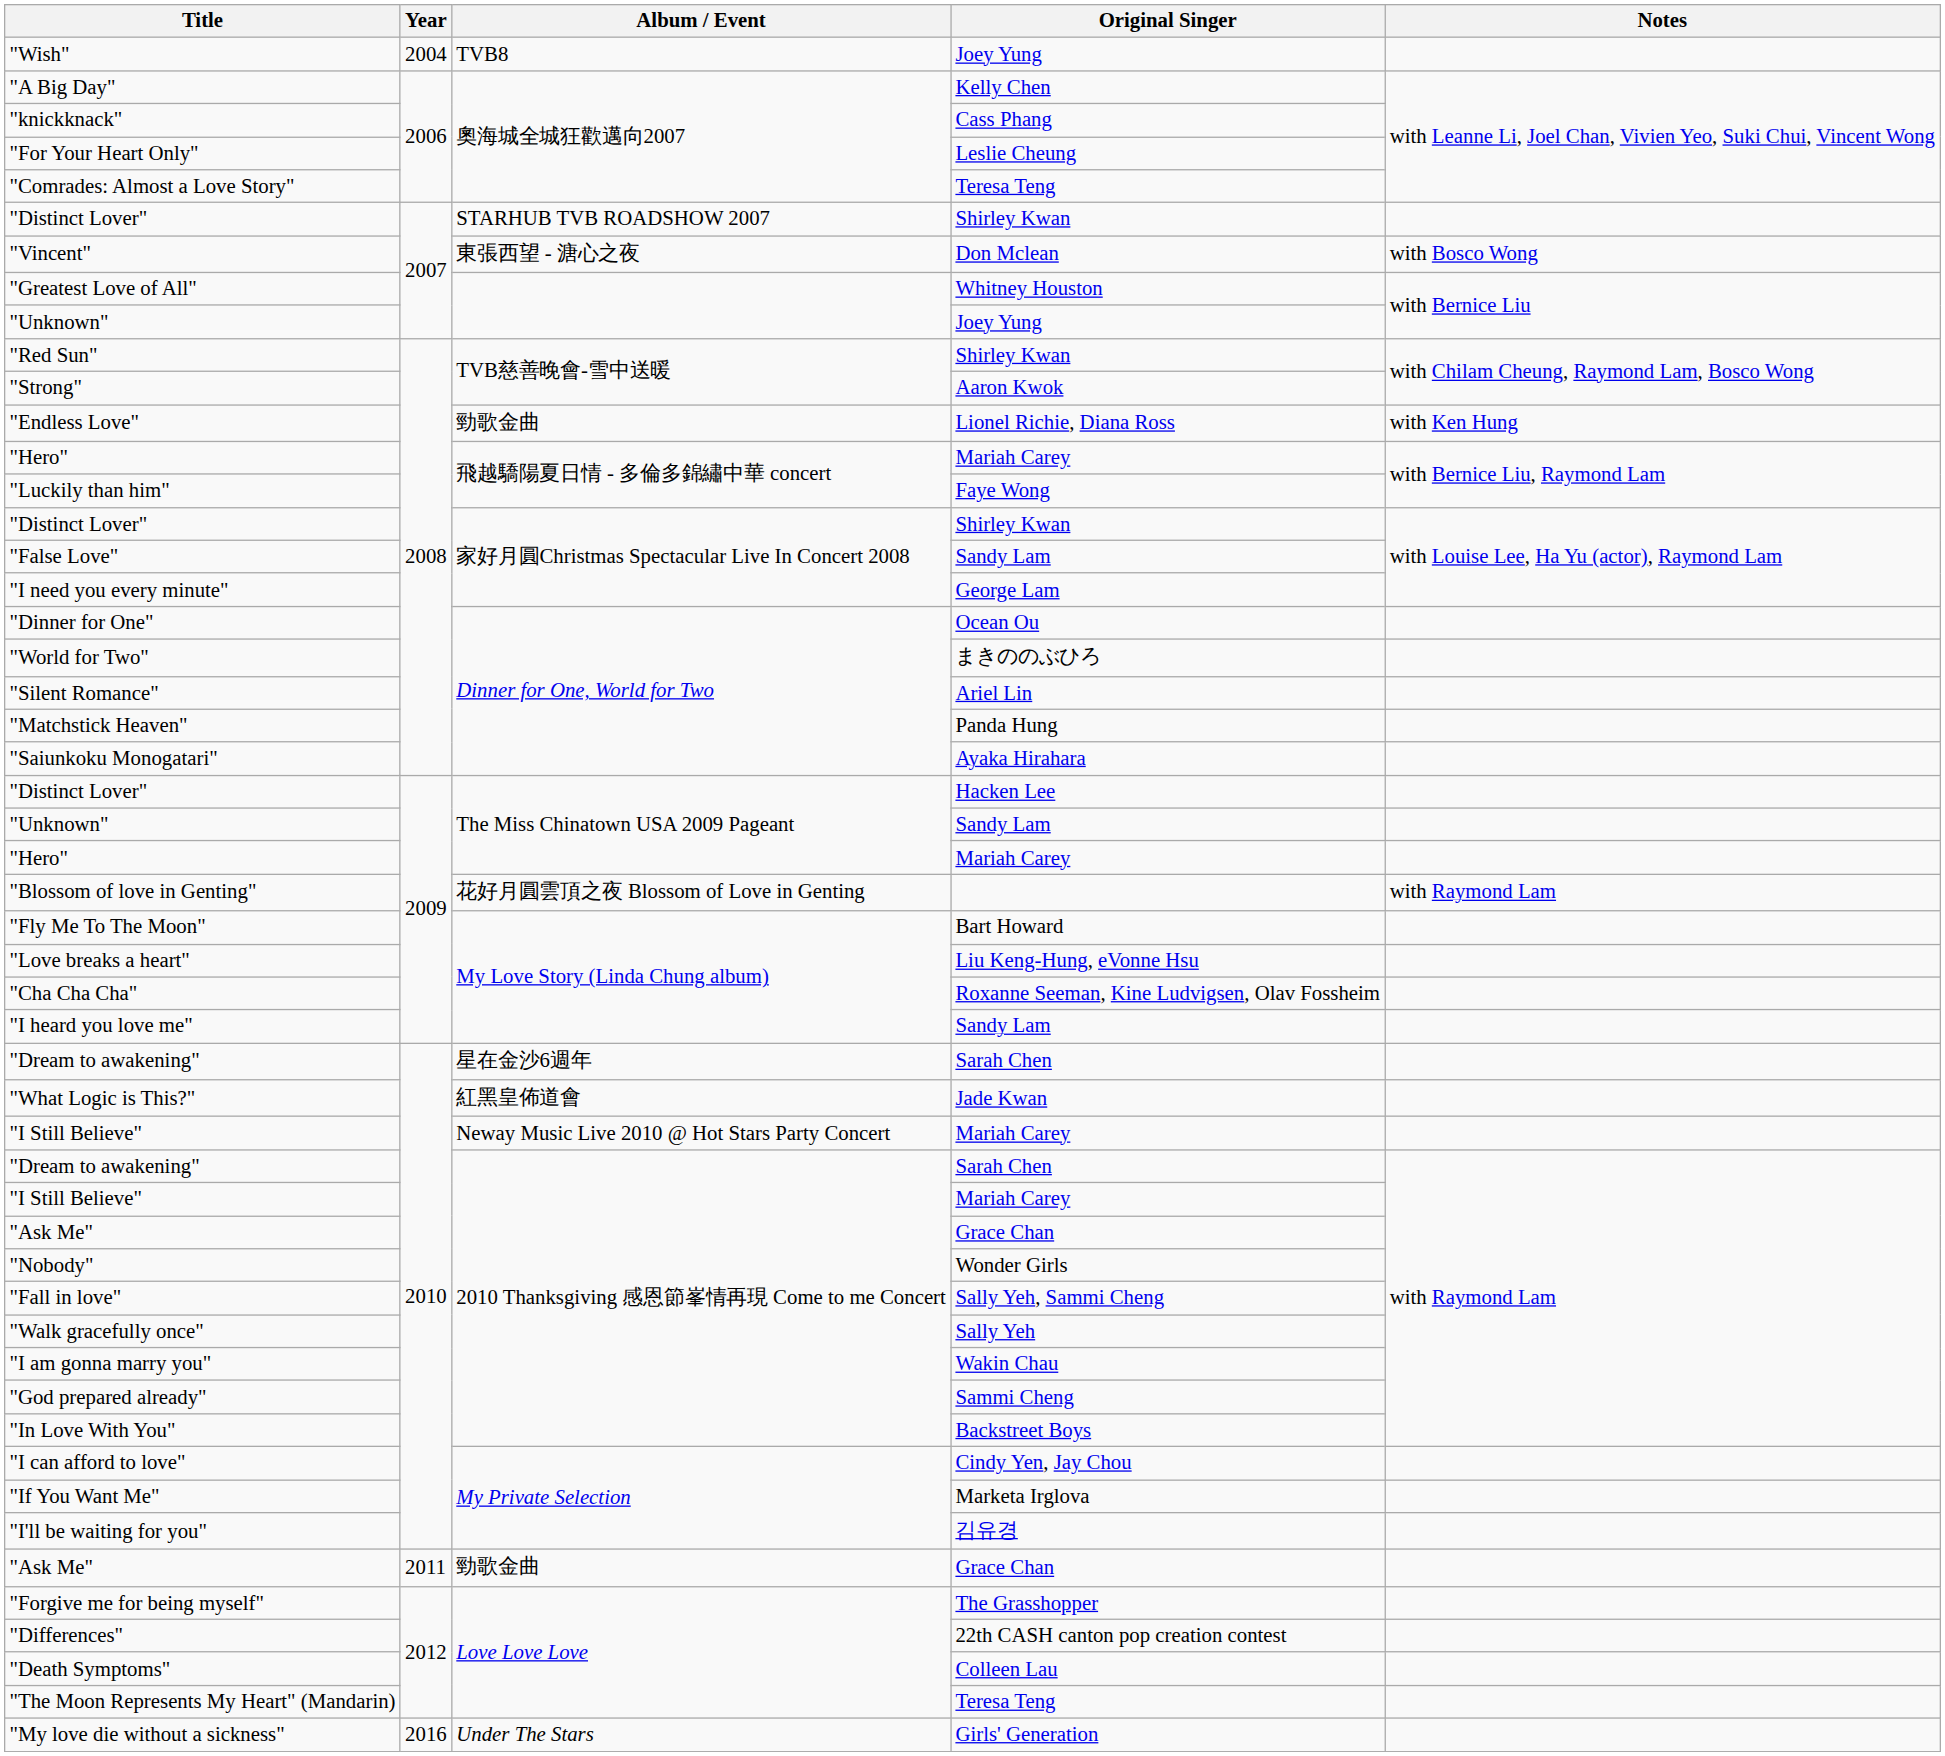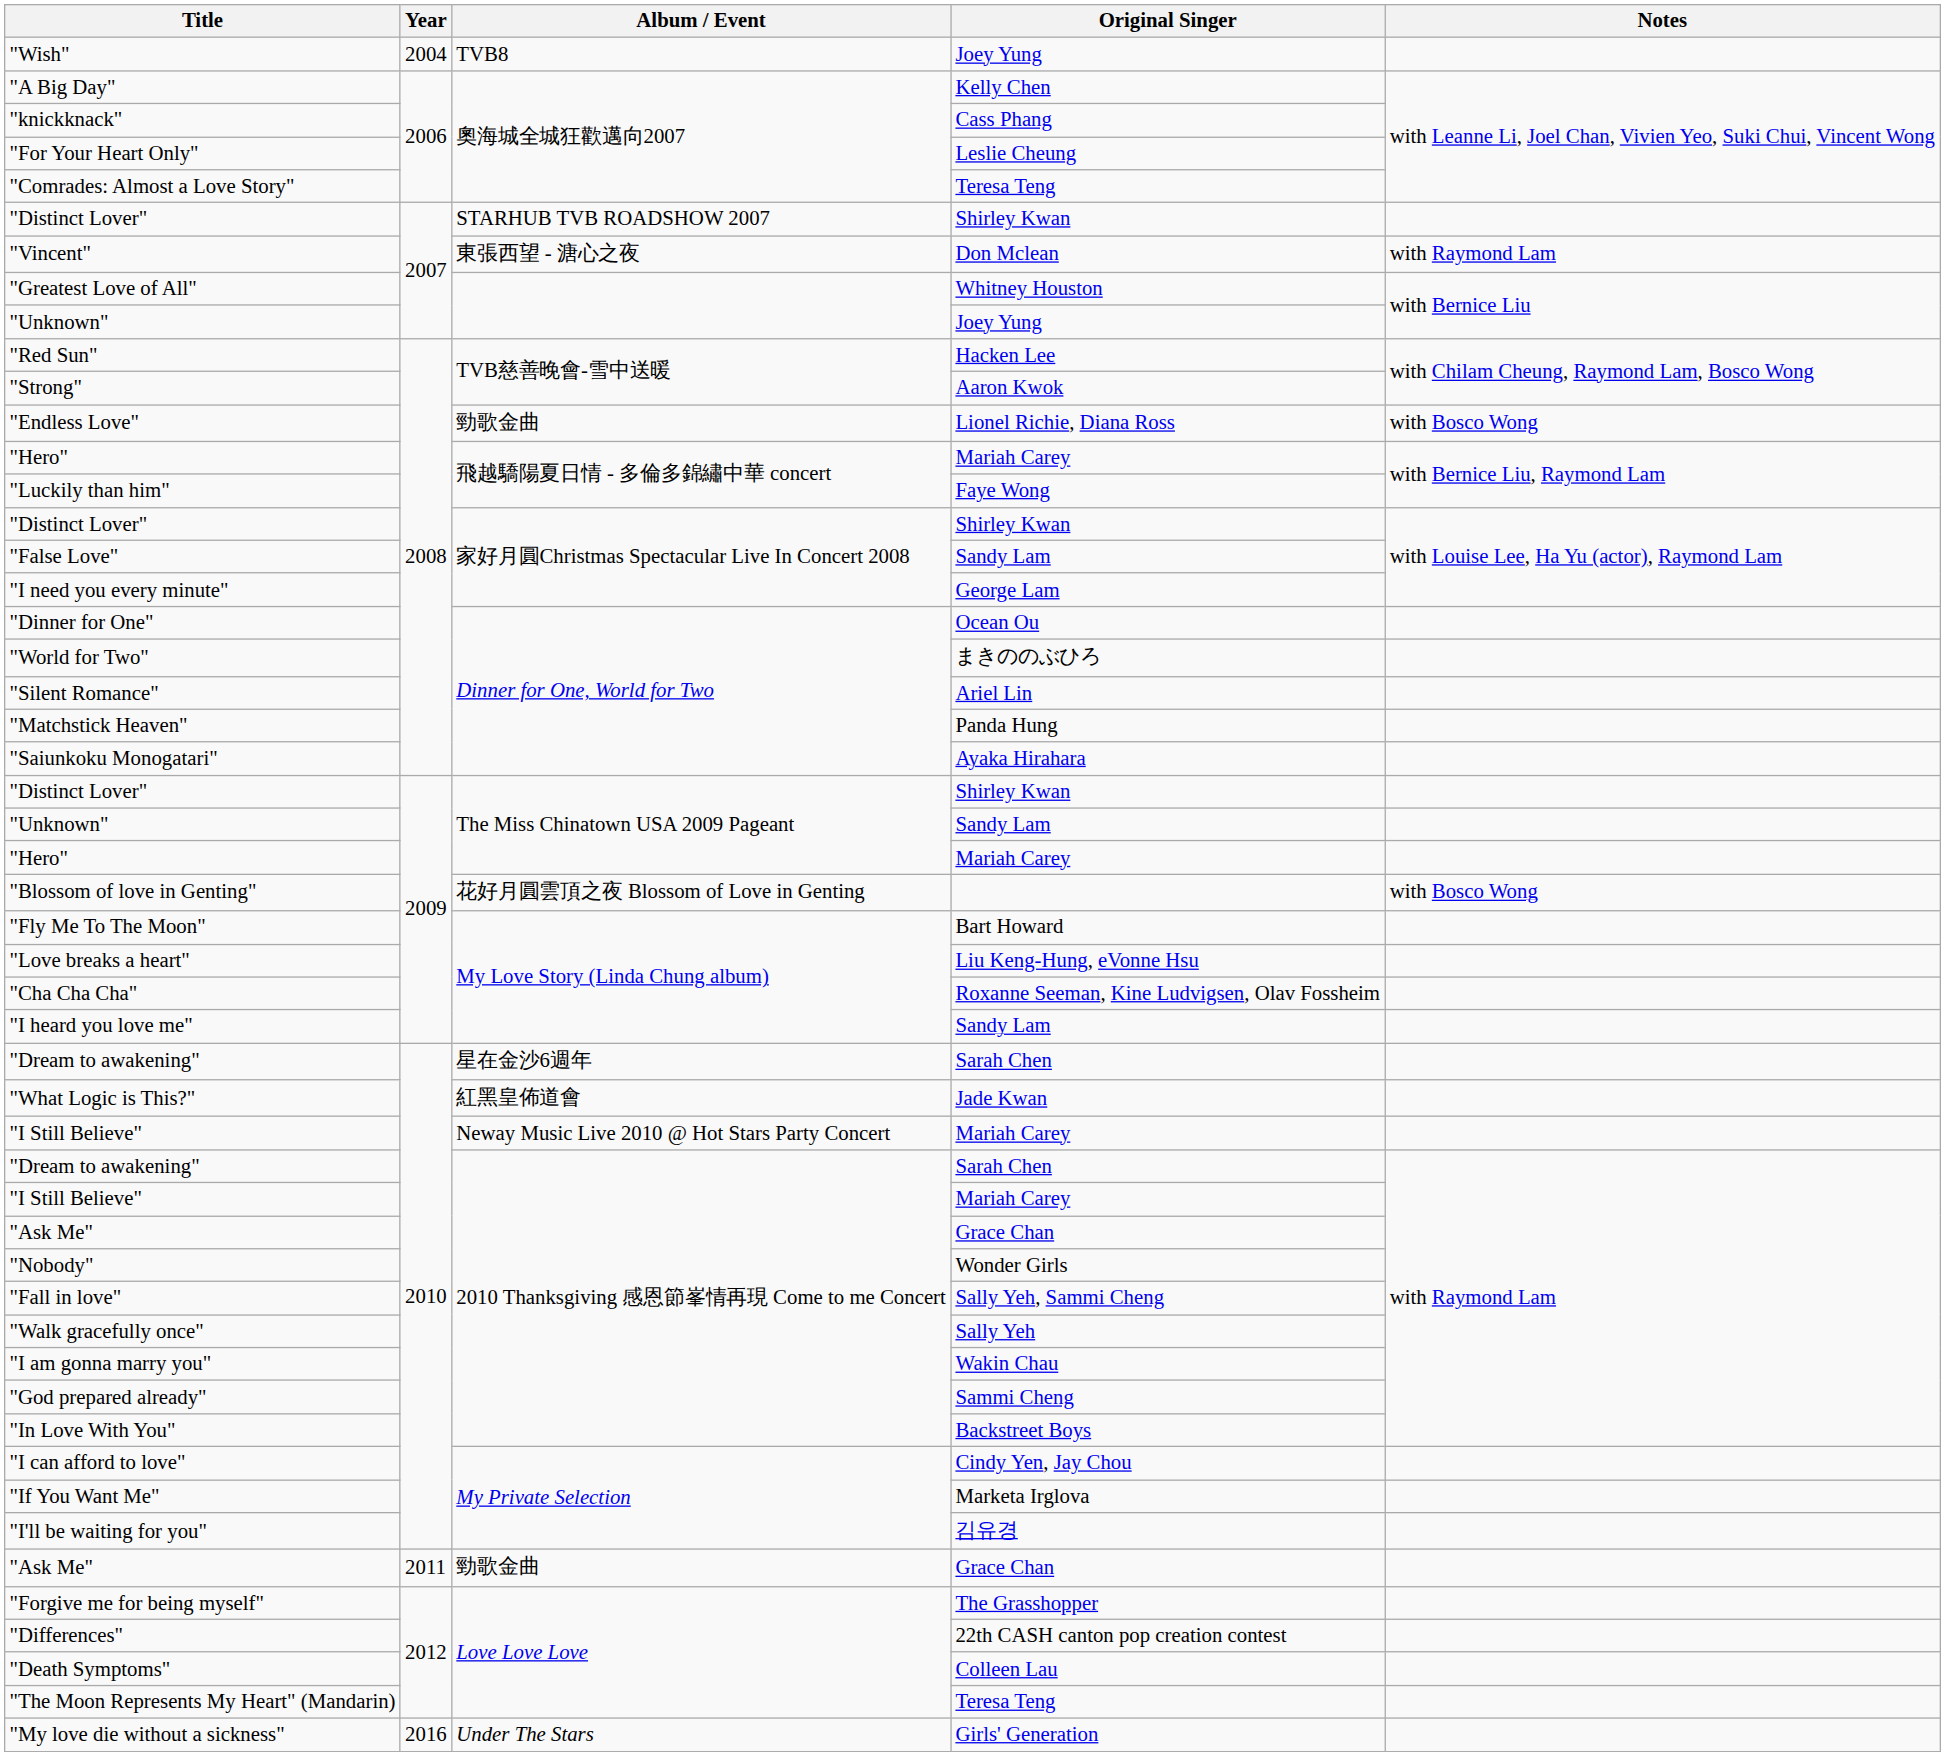(1464, 253) with Bosco Wong -> (1473, 253) with Raymond Lam
(1013, 354) Shirley Kwan -> (1005, 354) Hacken Lee
(1454, 422) with Ken Hung -> (1464, 422) with Bosco Wong
(1005, 791) Hacken Lee -> (1013, 791) Shirley Kwan
(1473, 892) with Raymond Lam -> (1464, 892) with Bosco Wong
